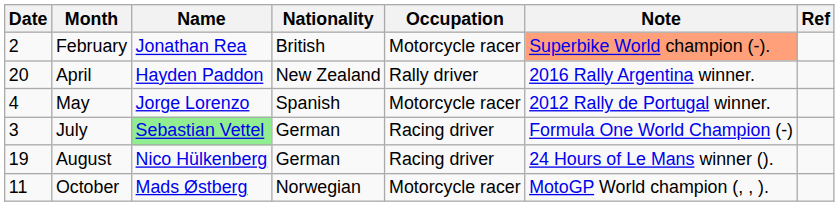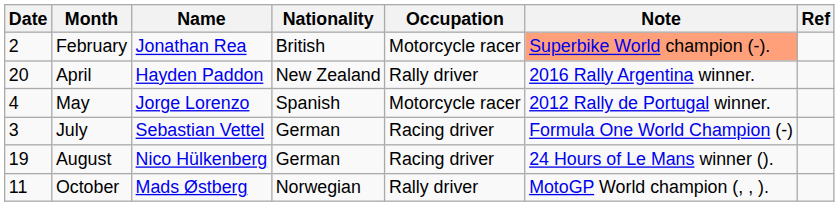(200, 131) lightgreen background -> (200, 131) no background
(455, 187) Motorcycle racer -> (434, 187) Rally driver
